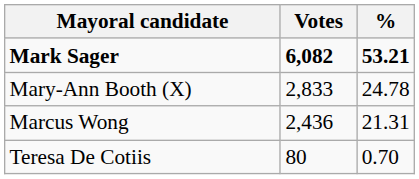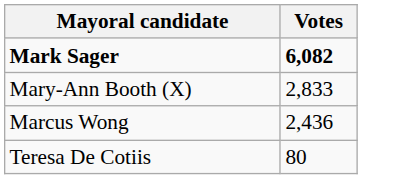- column: (386, 21)
